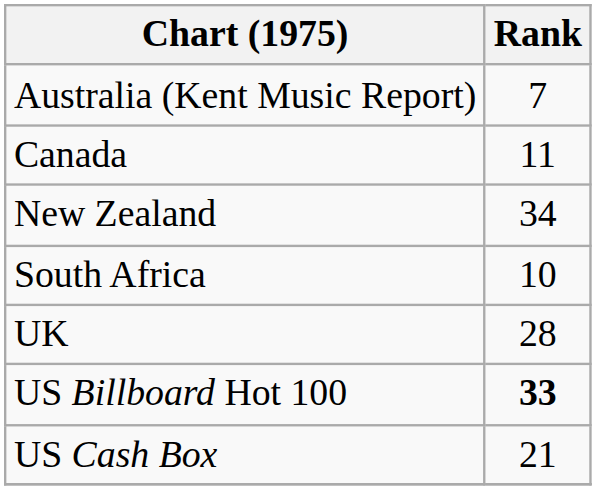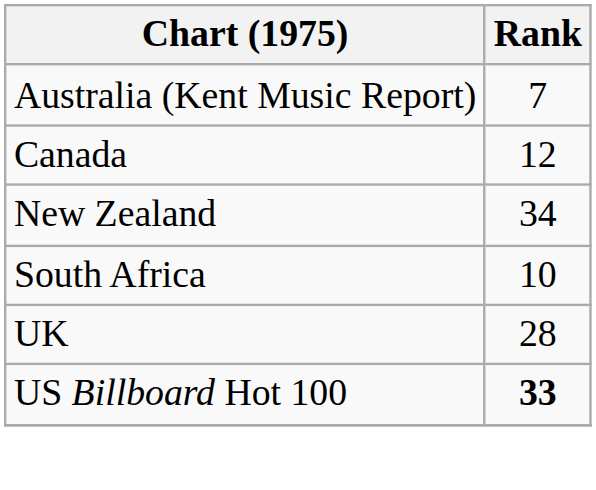(538, 154) 11 -> (538, 154) 12
- row: (116, 453)
